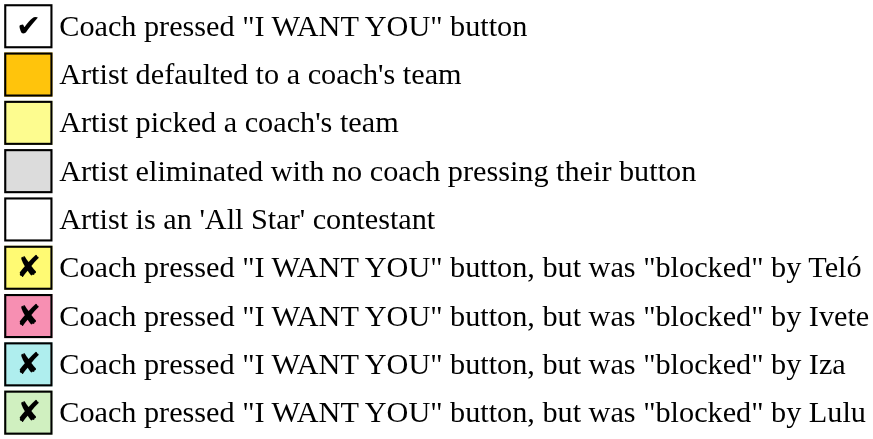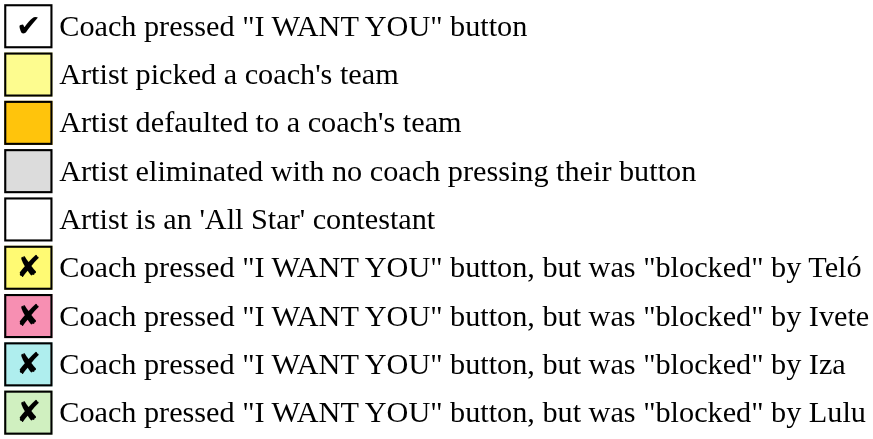rows swapped: (260, 73) <-> (229, 122)
